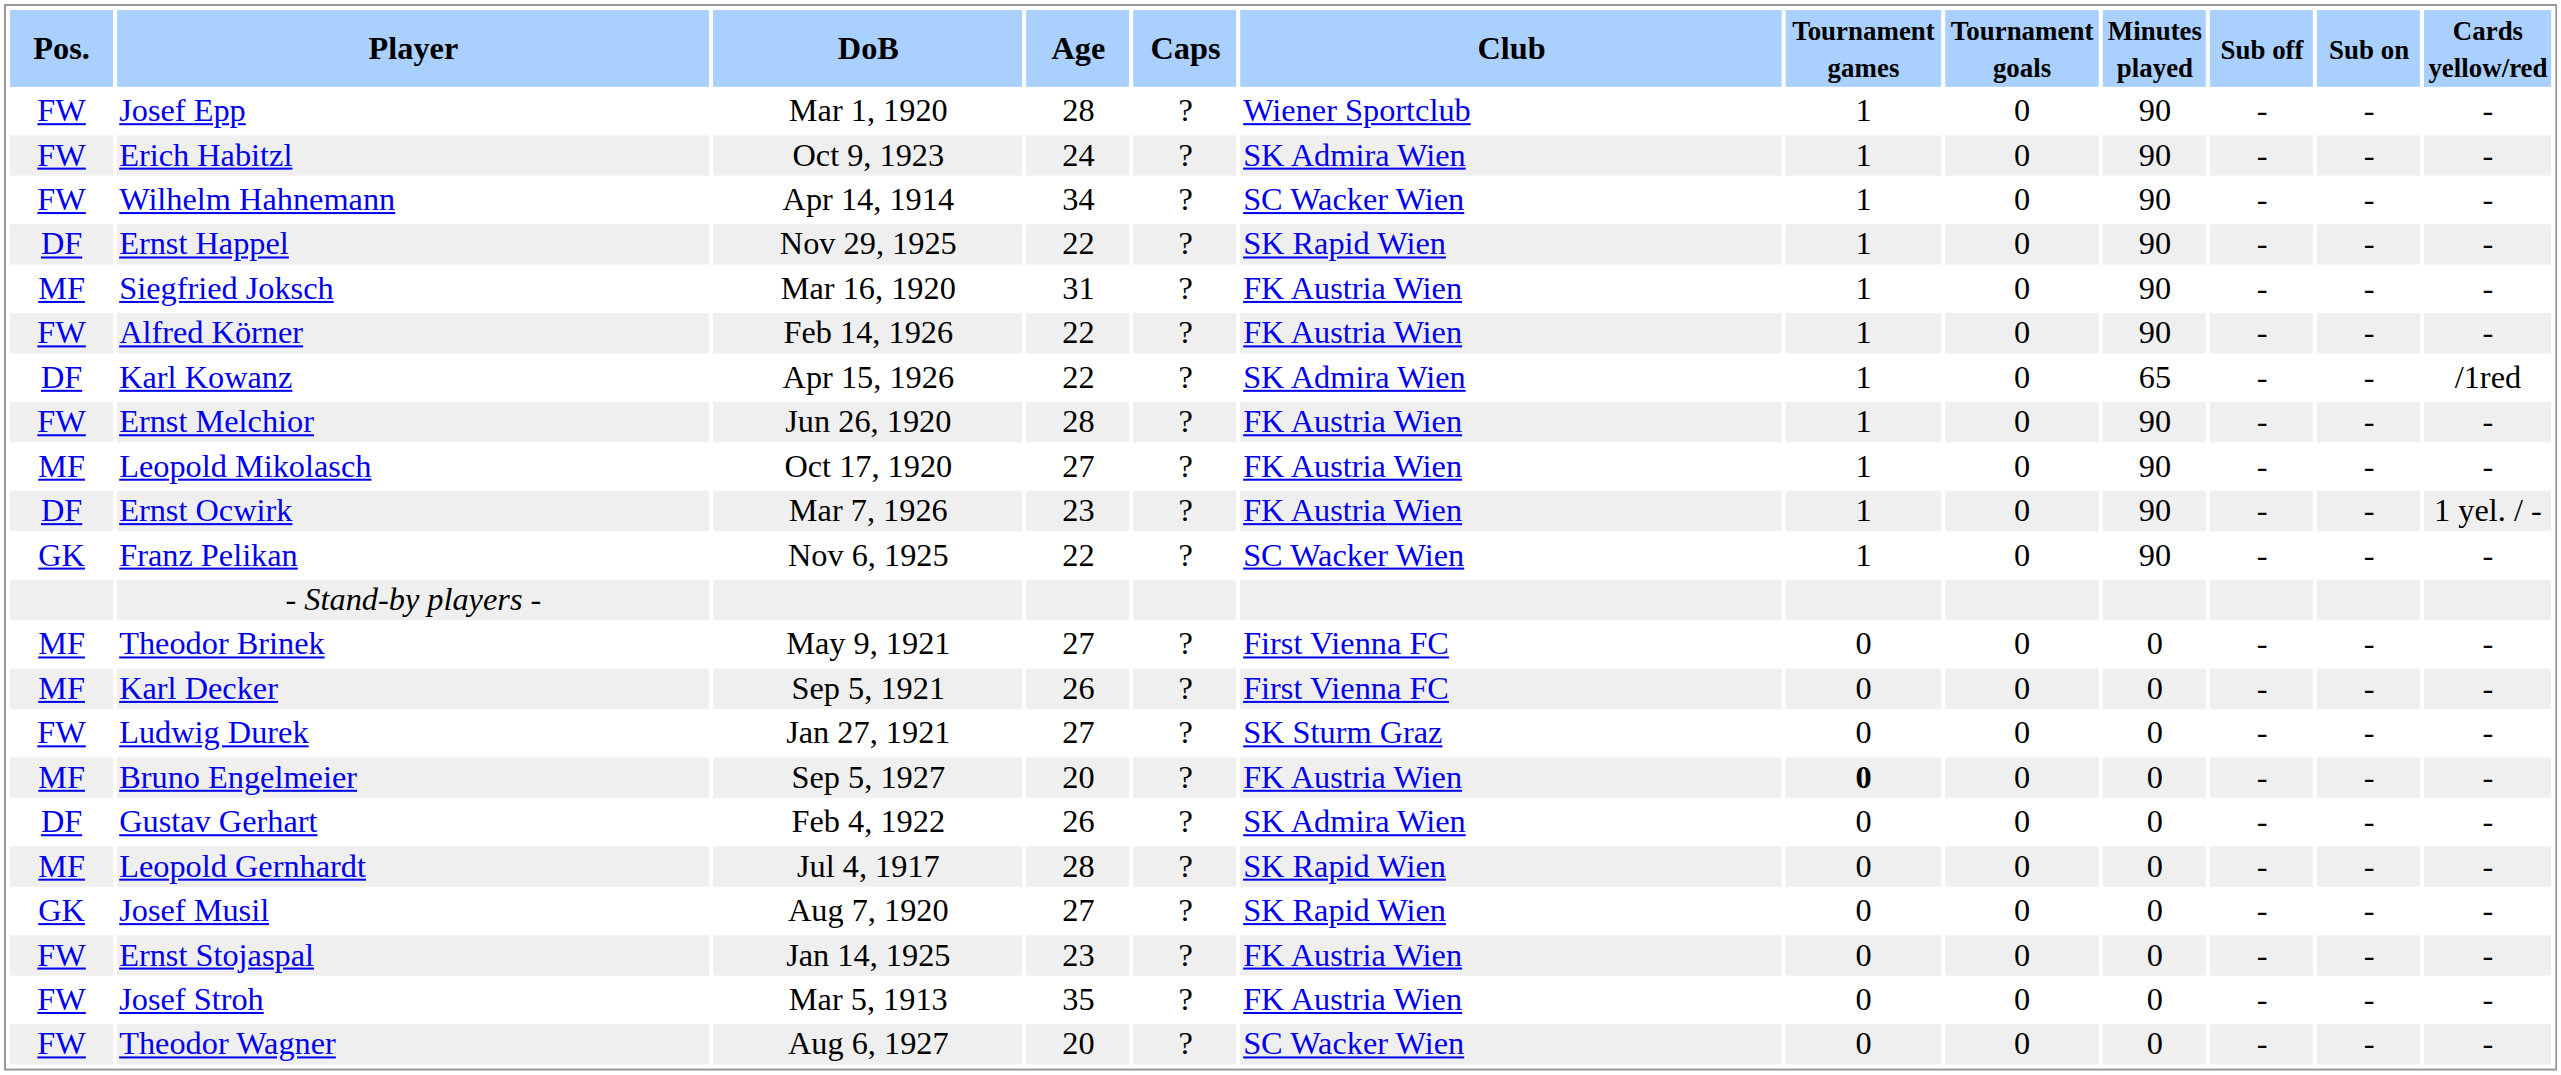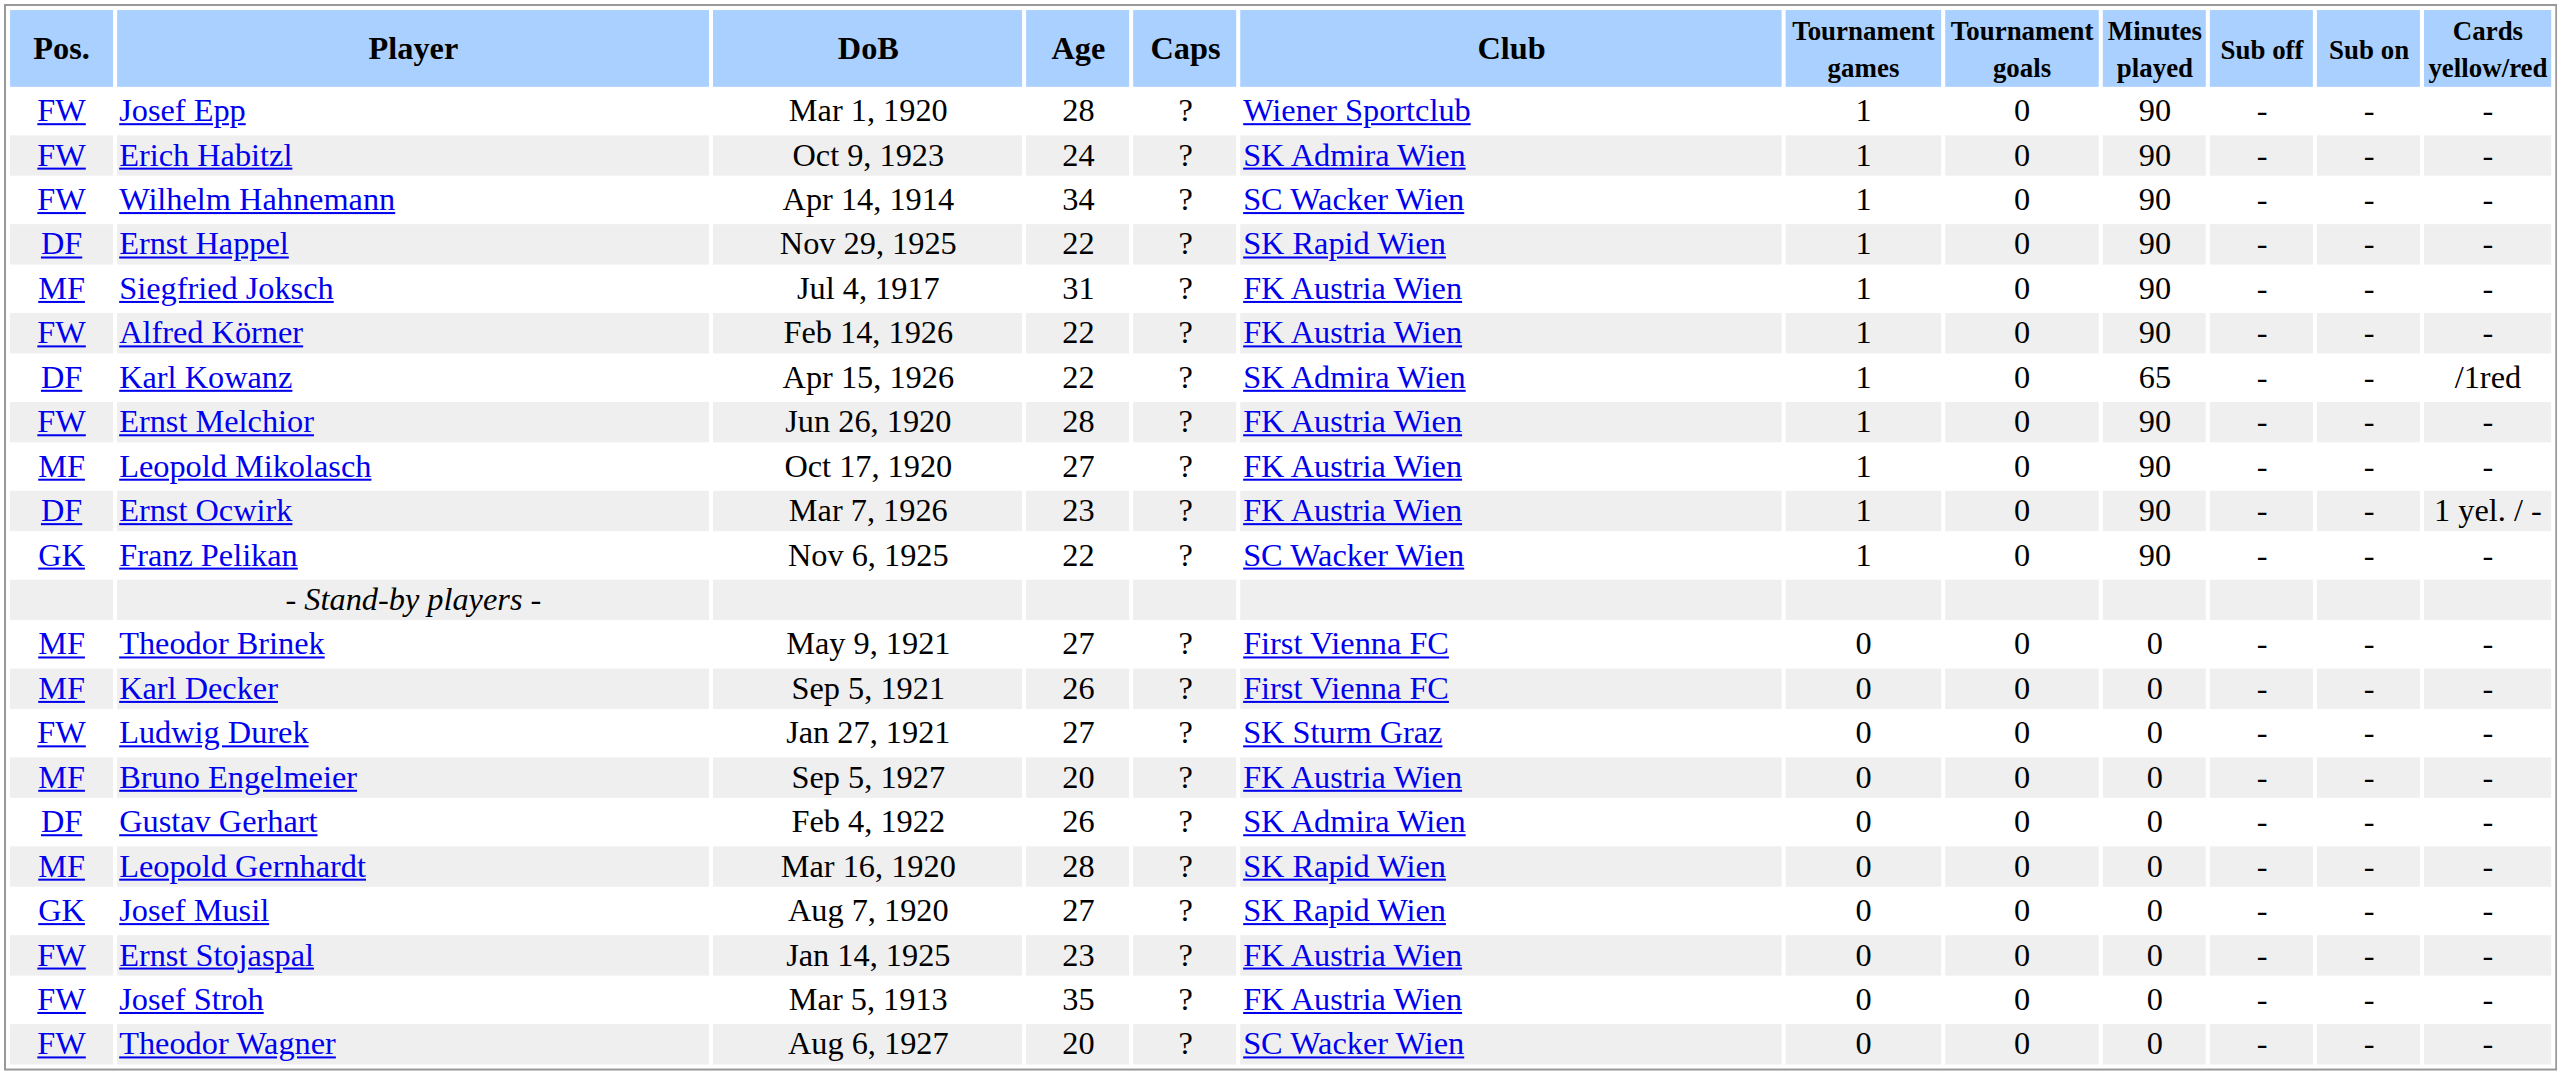(868, 288) Mar 16, 1920 -> (868, 288) Jul 4, 1917
(1863, 777) bold -> (1863, 777) normal
(868, 866) Jul 4, 1917 -> (868, 866) Mar 16, 1920
